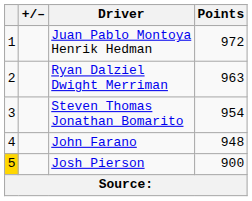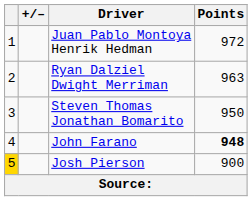(232, 115) 954 -> (232, 115) 950
(232, 143) normal -> (232, 143) bold
